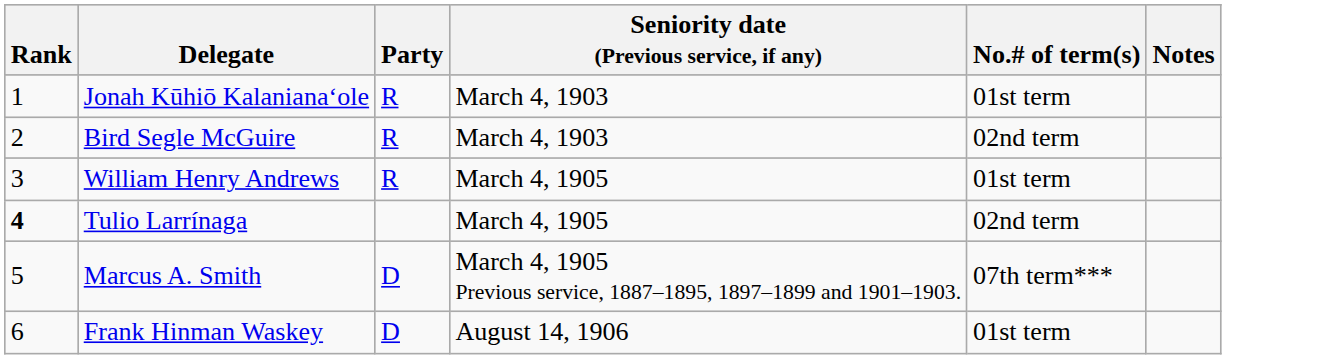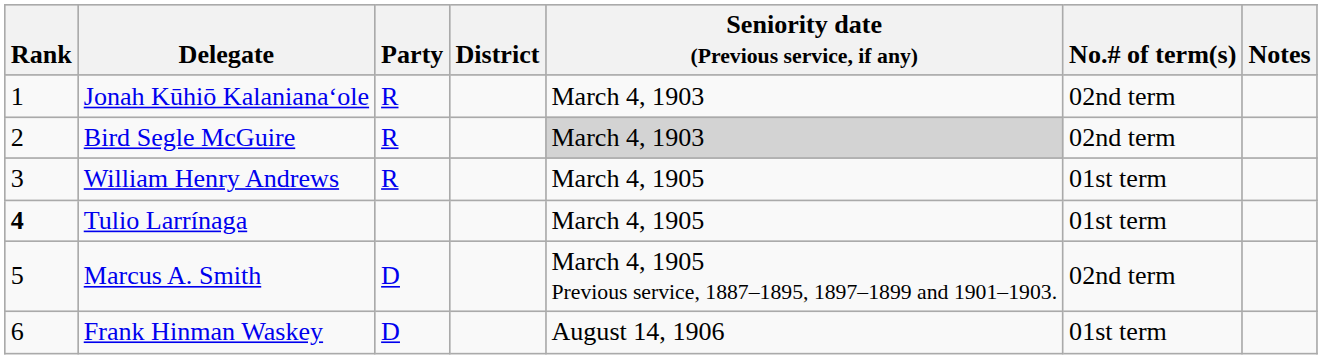+ column: (497, 54)
(1022, 95) 01st term -> (1122, 95) 02nd term
(532, 137) no background -> (628, 137) lightgrey background
(1026, 219) 02nd term -> (1118, 219) 01st term
(1043, 275) 07th term*** -> (1122, 275) 02nd term
